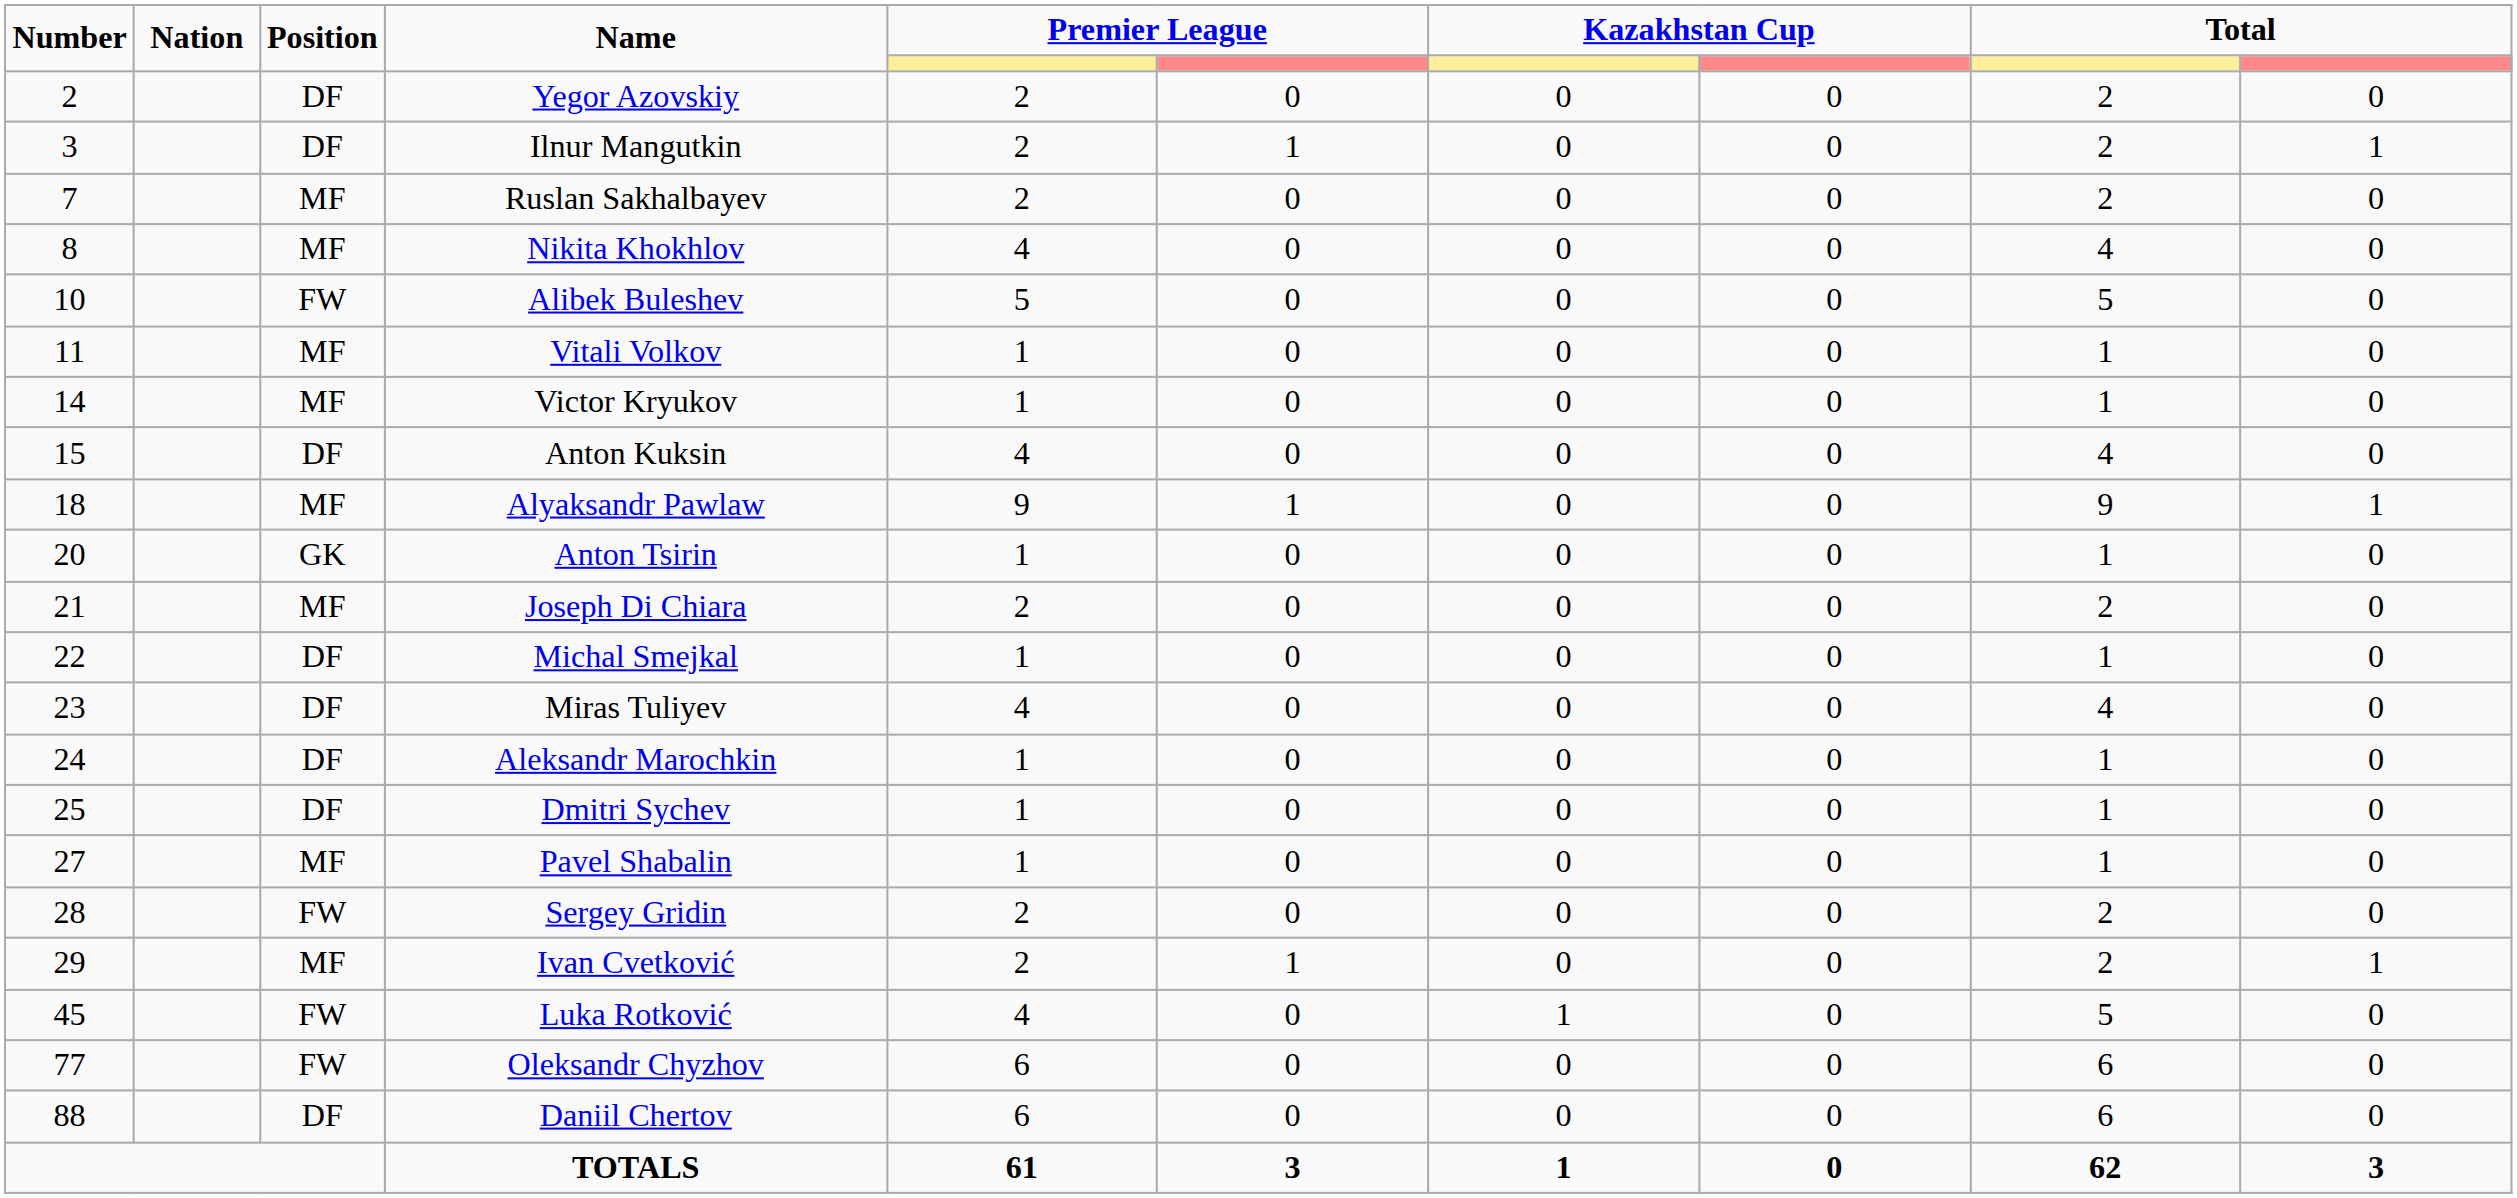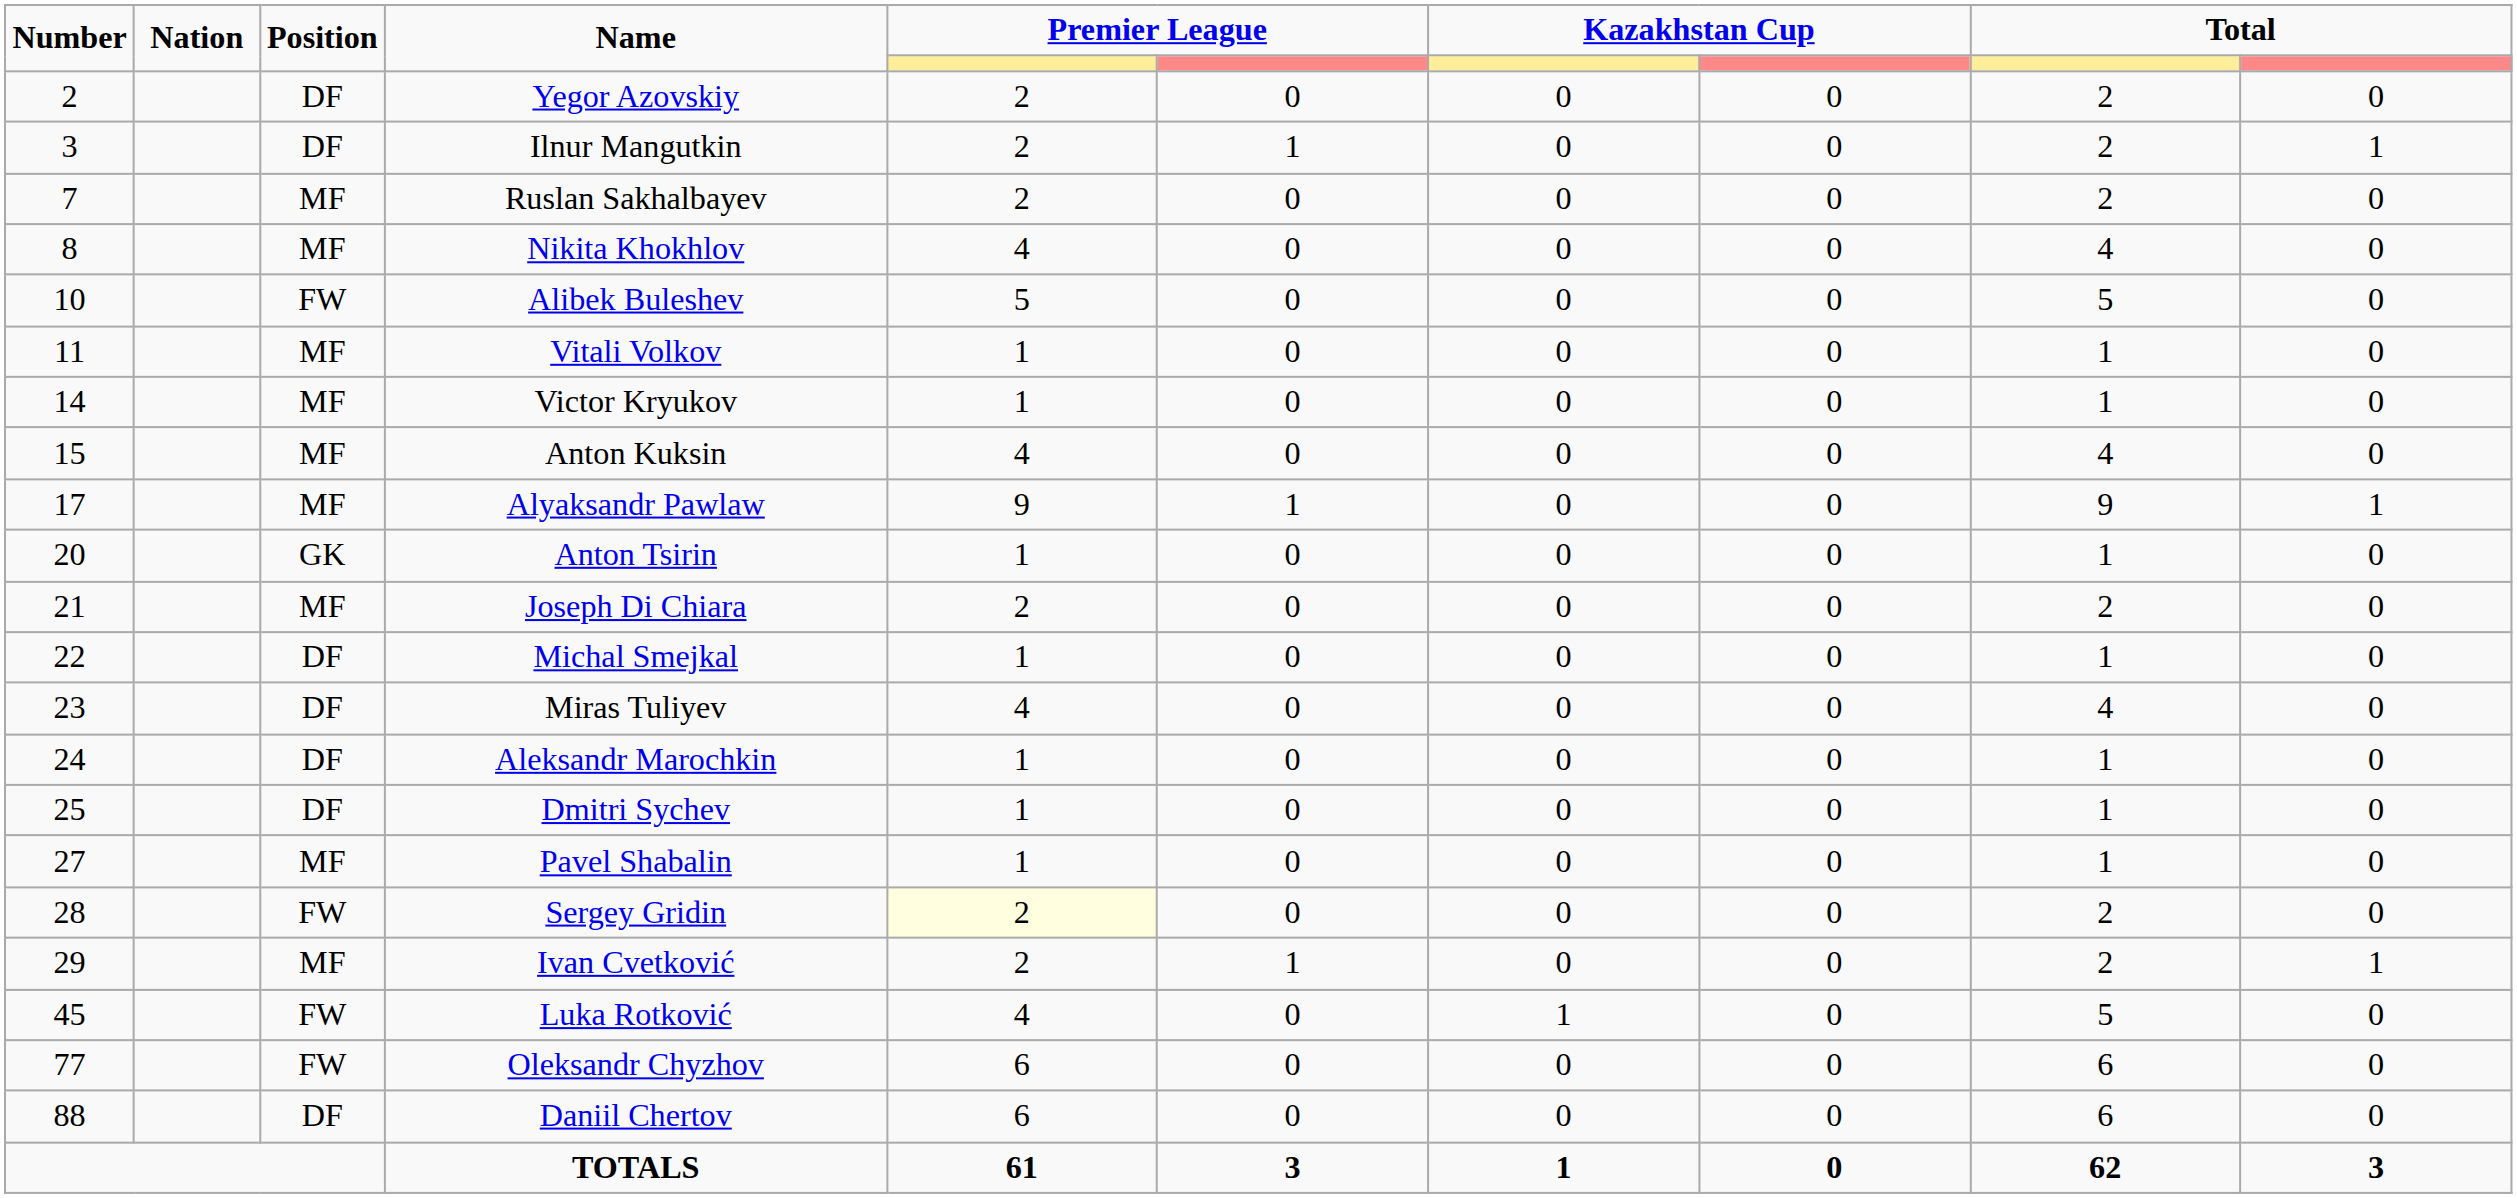(322, 452) DF -> (322, 452) MF
(70, 503) 18 -> (70, 503) 17
(1022, 911) no background -> (1022, 911) lightyellow background
